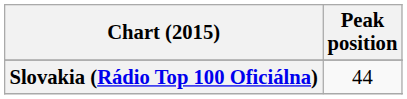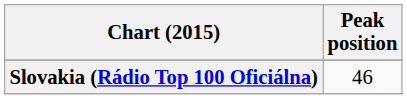(362, 76) 44 -> (362, 76) 46
